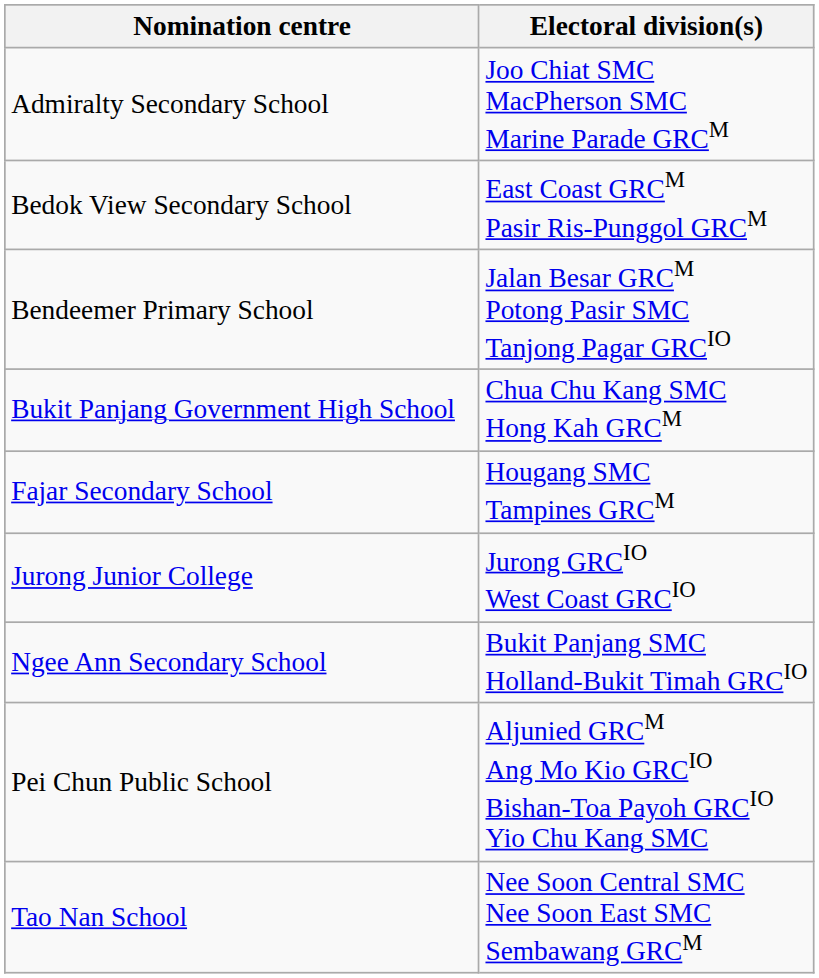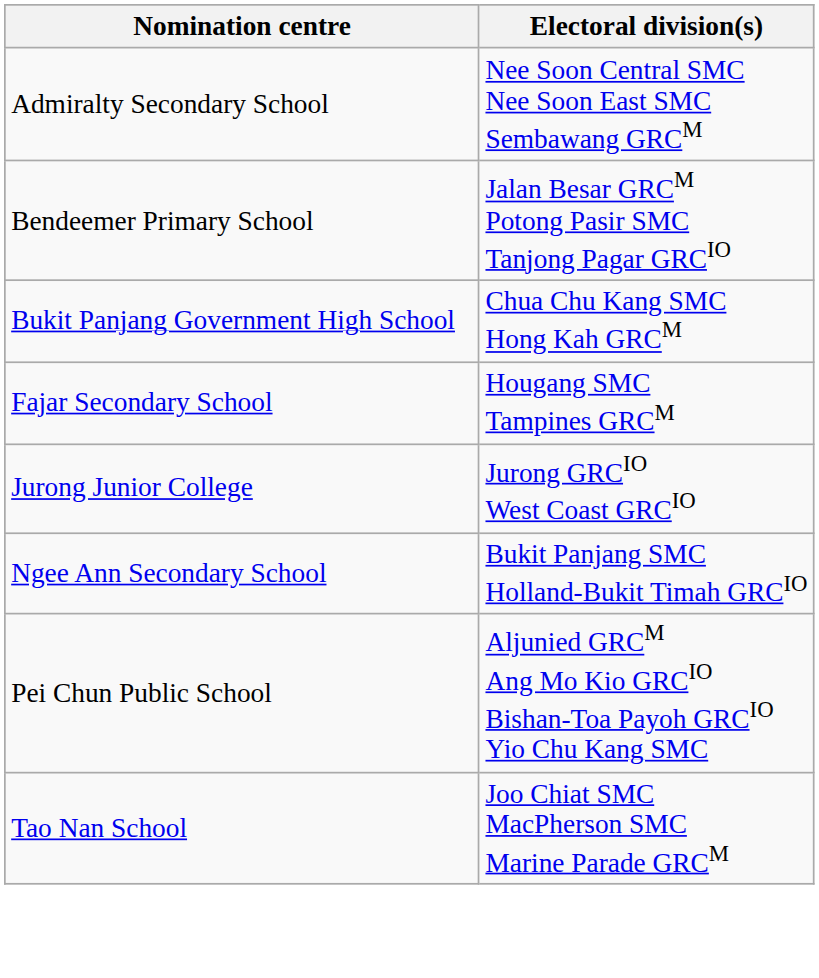(607, 104) Joo Chiat SMC MacPherson SMC Marine Parade GRCM -> (615, 104) Nee Soon Central SMC Nee Soon East SMC Sembawang GRCM
- row: (181, 204)
(615, 916) Nee Soon Central SMC Nee Soon East SMC Sembawang GRCM -> (607, 827) Joo Chiat SMC MacPherson SMC Marine Parade GRCM
